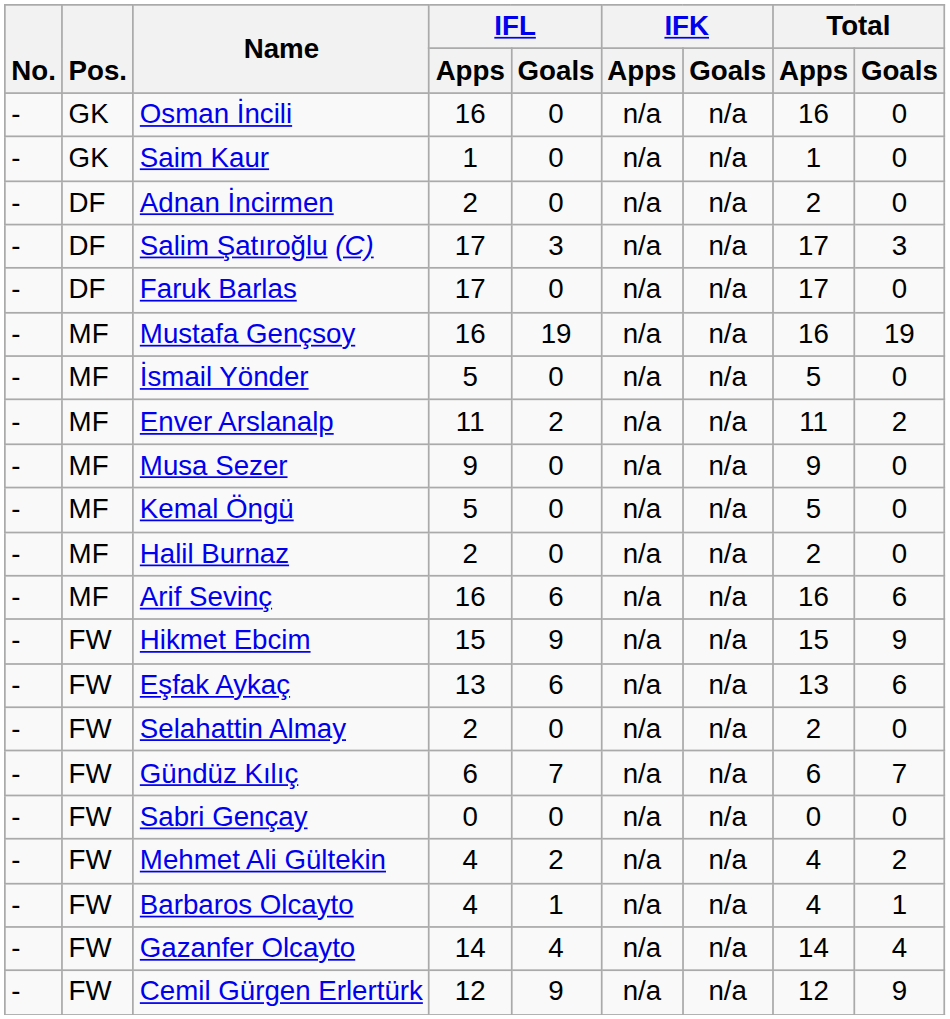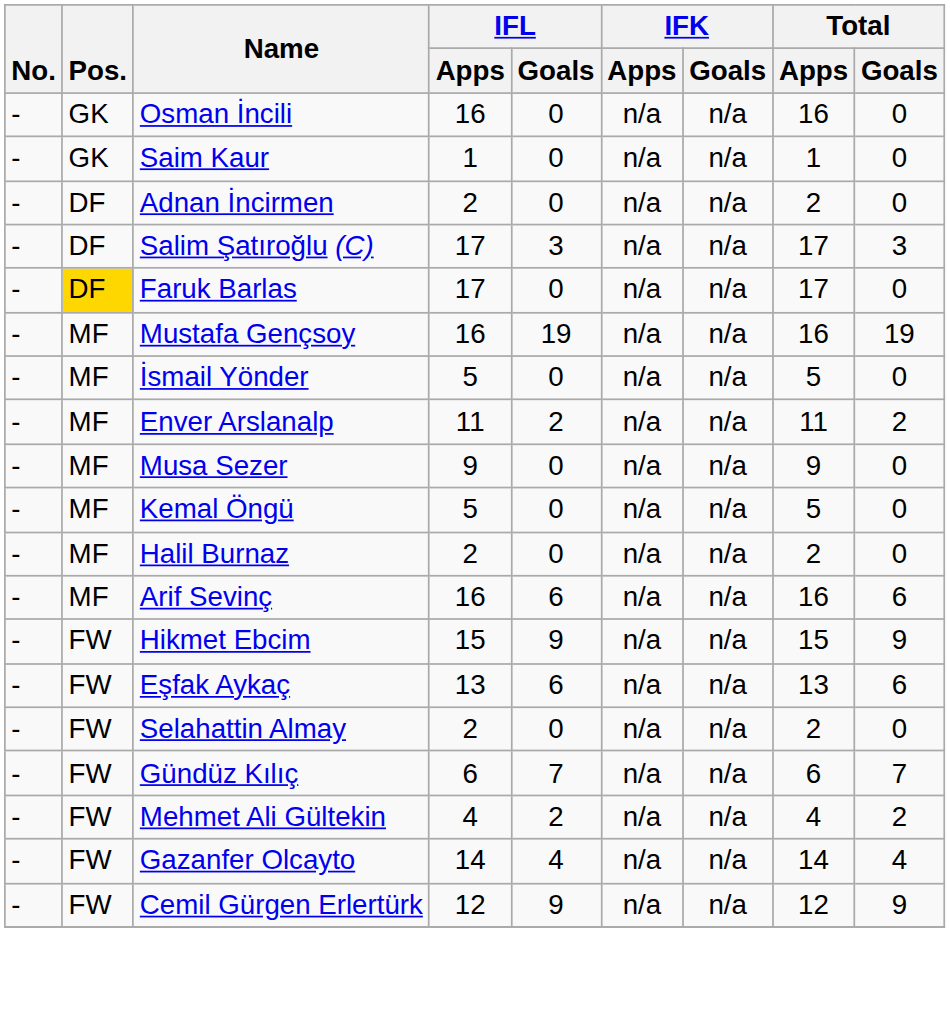(87, 289) no background -> (87, 289) gold background
- row: (224, 816)
- row: (247, 904)
